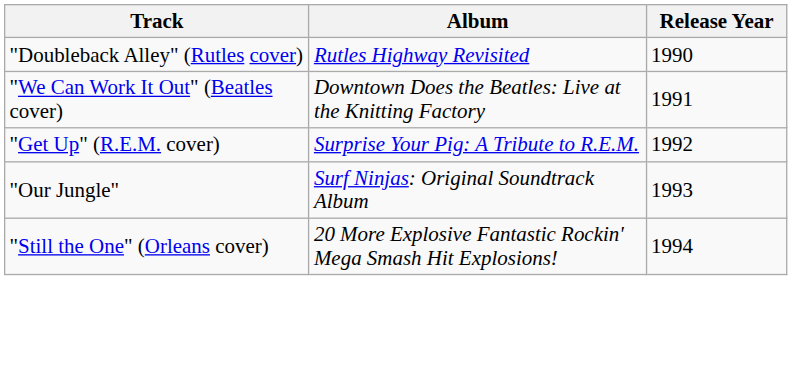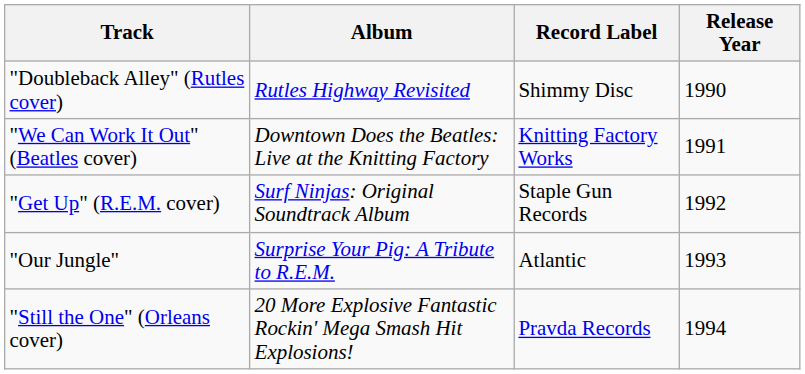+ column: (597, 32)
(476, 144) Surprise Your Pig: A Tribute to R.E.M. -> (344, 203) Surf Ninjas: Original Soundtrack Album
(454, 189) Surf Ninjas: Original Soundtrack Album -> (374, 260) Surprise Your Pig: A Tribute to R.E.M.
